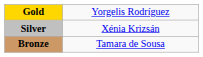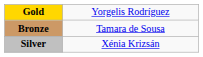rows swapped: (33, 28) <-> (33, 44)
